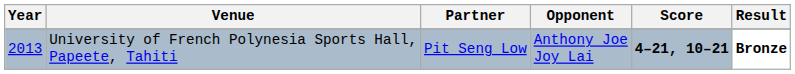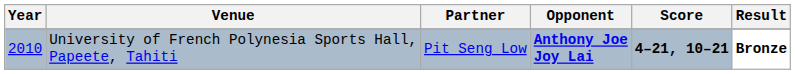(25, 49) 2013 -> (25, 49) 2010
(581, 49) normal -> (581, 49) bold
